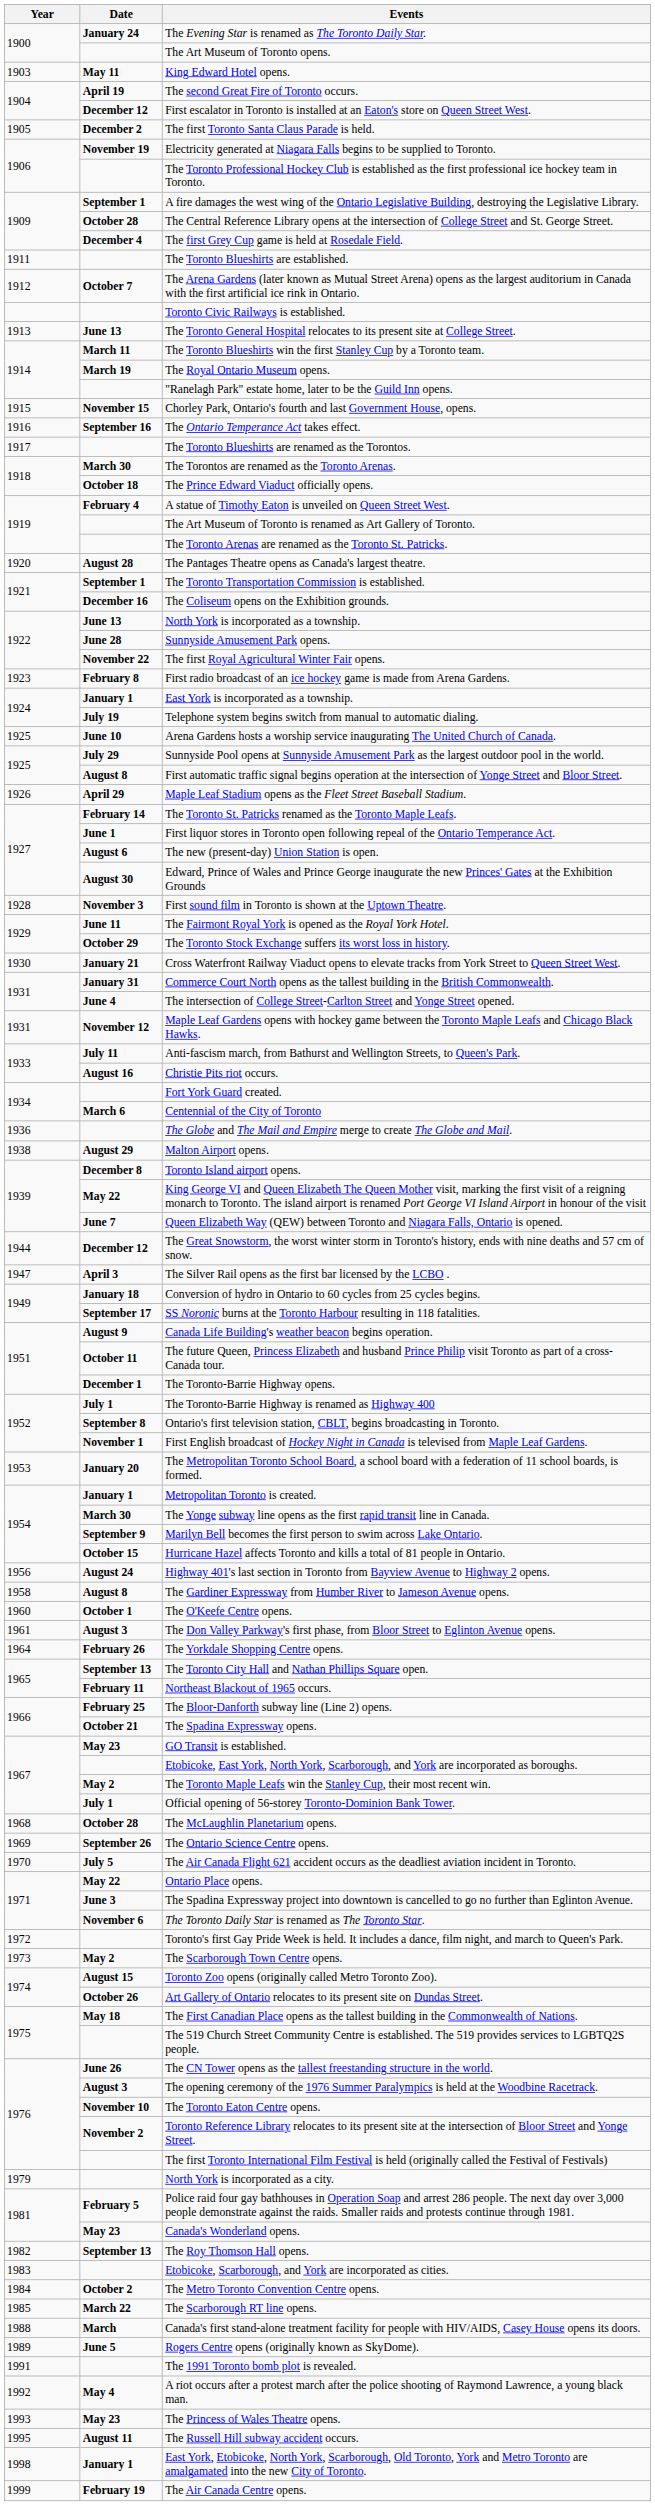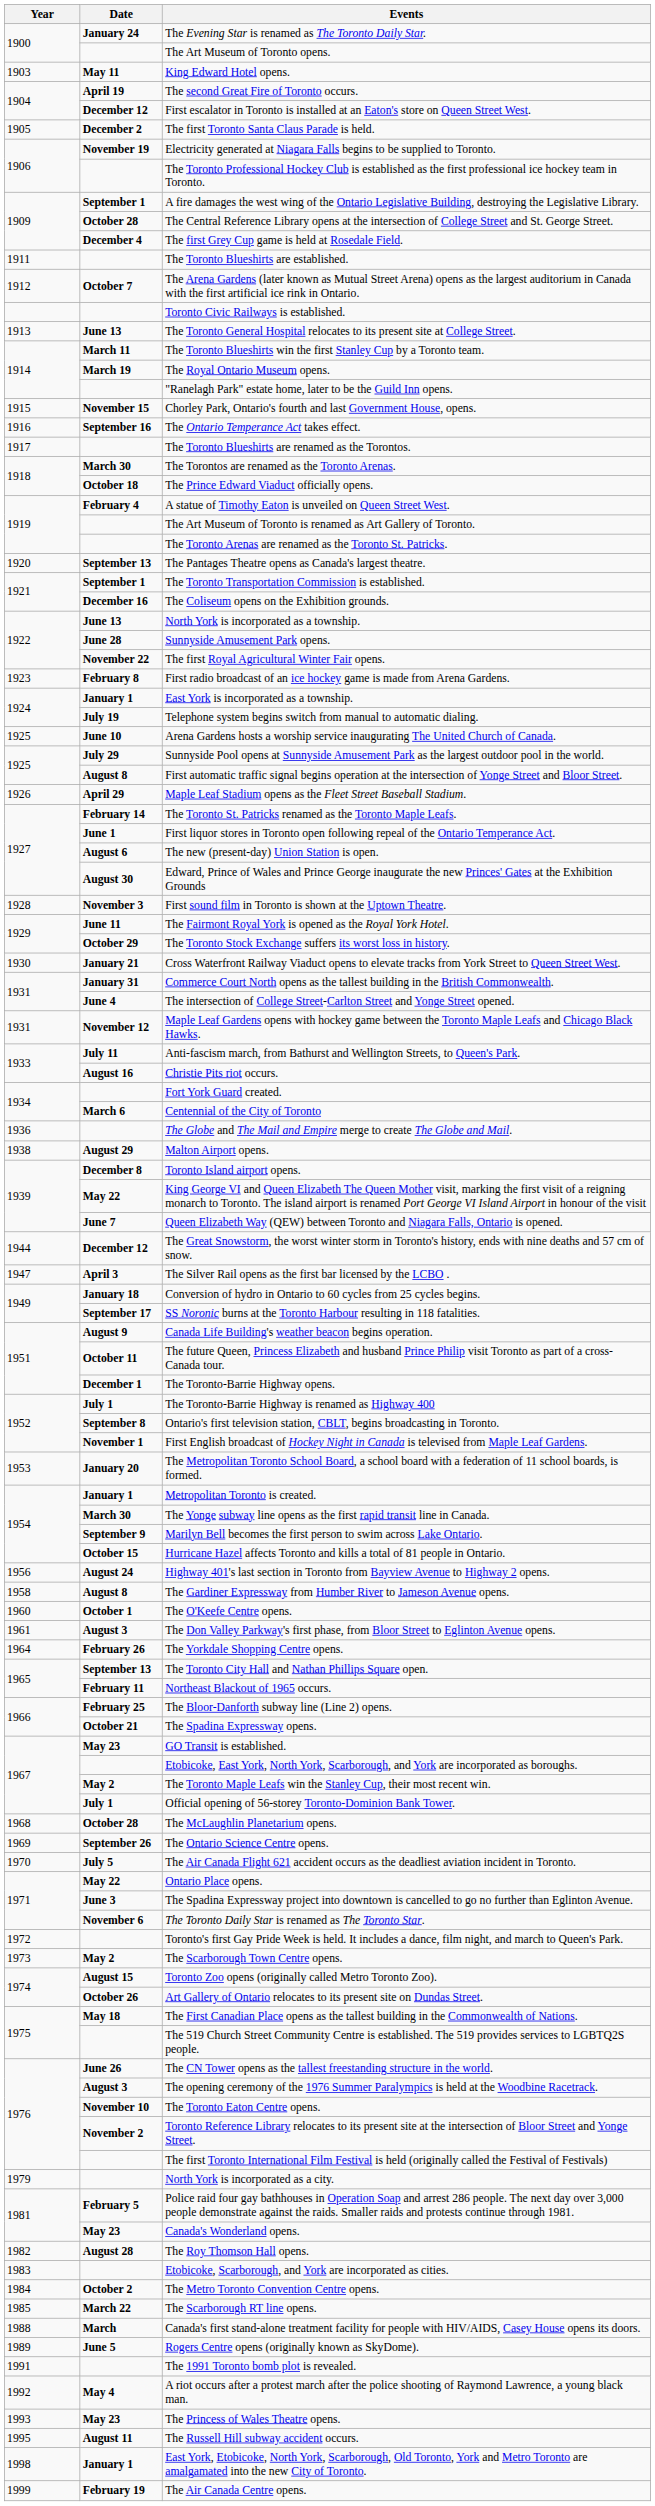(108, 563) August 28 -> (117, 563) September 13
(117, 2250) September 13 -> (108, 2250) August 28
